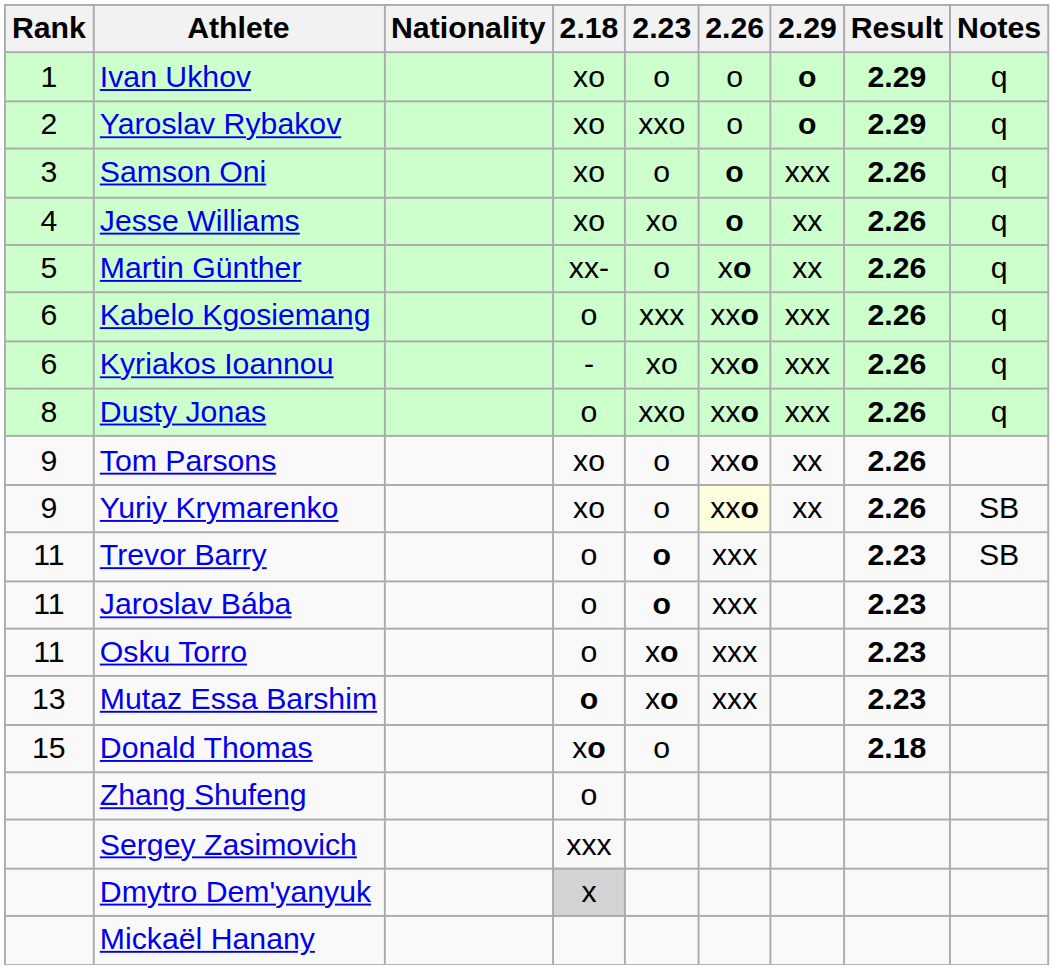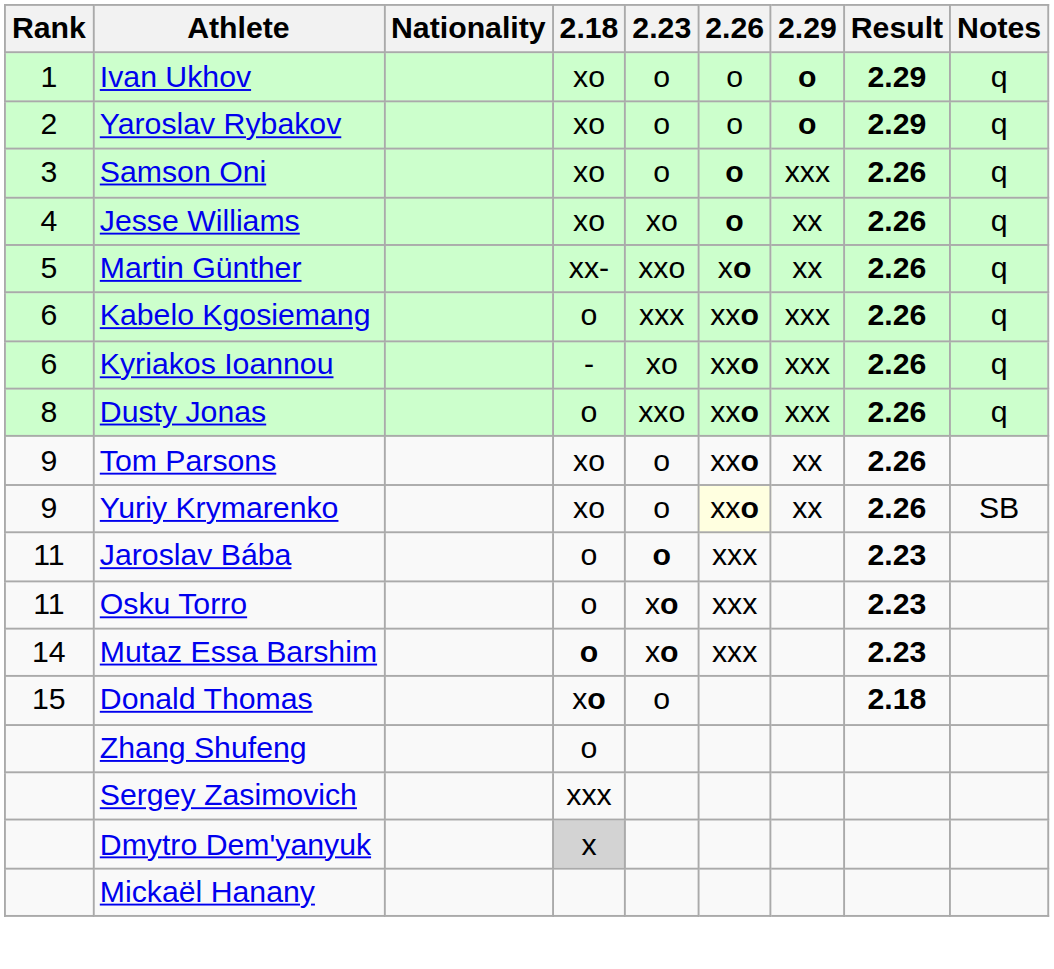(662, 124) xxo -> (662, 124) o
(662, 268) o -> (662, 268) xxo
- row: (183, 556)
(49, 699) 13 -> (49, 651) 14
